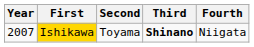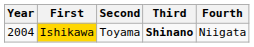(21, 32) 2007 -> (21, 32) 2004
